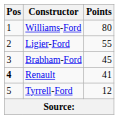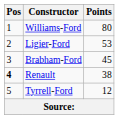(107, 44) 55 -> (107, 44) 53
(107, 75) 41 -> (107, 75) 38
